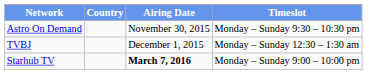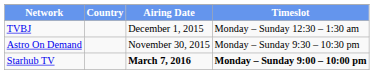rows swapped: (44, 28) <-> (19, 45)
(287, 61) normal -> (290, 61) bold
